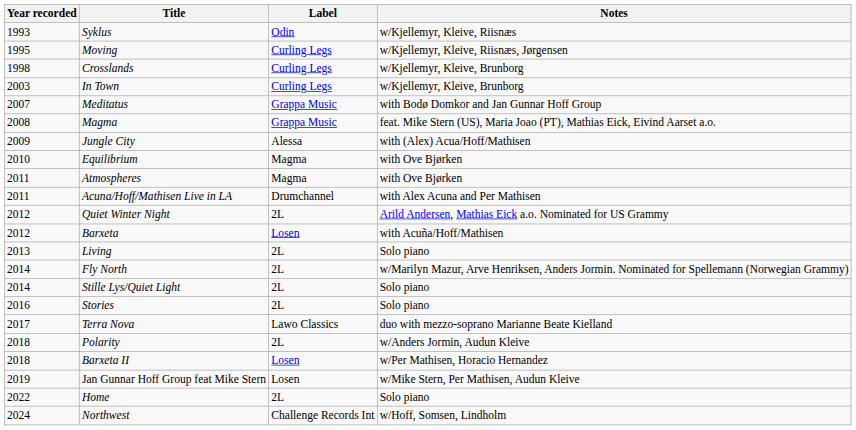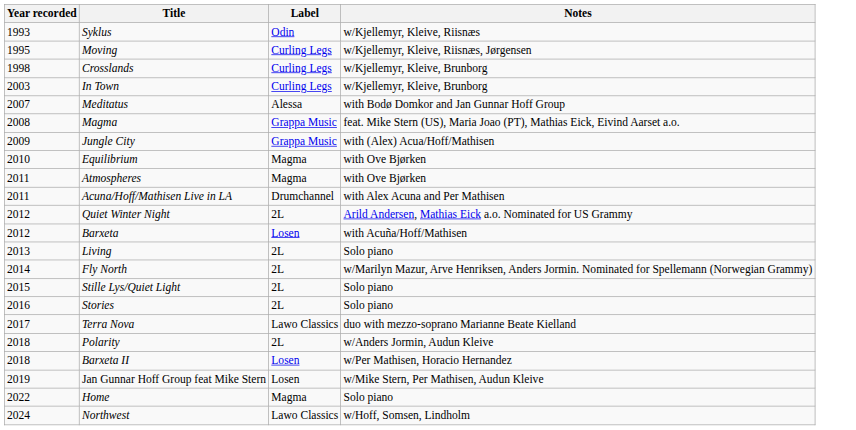(304, 104) Grappa Music -> (287, 104) Alessa
(287, 141) Alessa -> (304, 141) Grappa Music
(19, 287) 2014 -> (19, 287) 2015
(278, 397) 2L -> (289, 397) Magma
(323, 415) Challenge Records Int -> (305, 415) Lawo Classics
